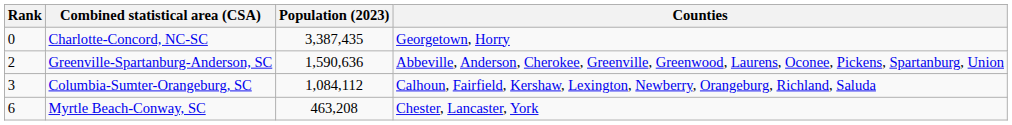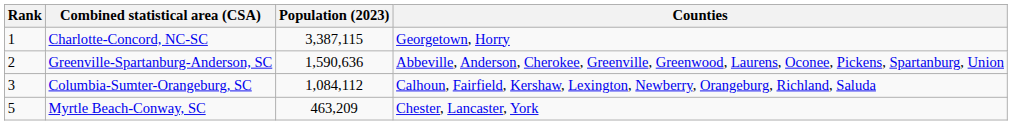(11, 39) 0 -> (11, 39) 1
(334, 39) 3,387,435 -> (334, 39) 3,387,115
(11, 108) 6 -> (11, 108) 5
(334, 108) 463,208 -> (334, 108) 463,209
